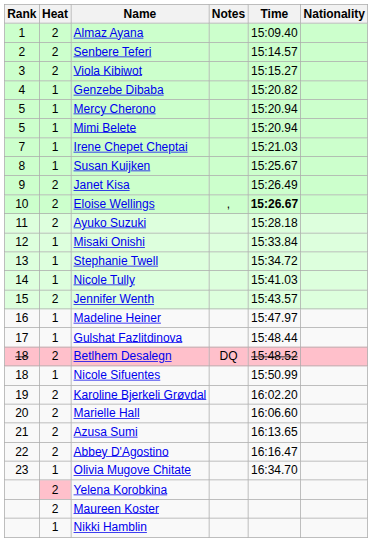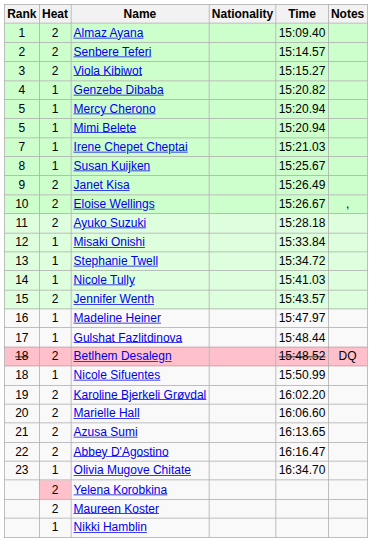columns swapped: (334, 14) <-> (228, 14)
(274, 204) bold -> (302, 204) normal
